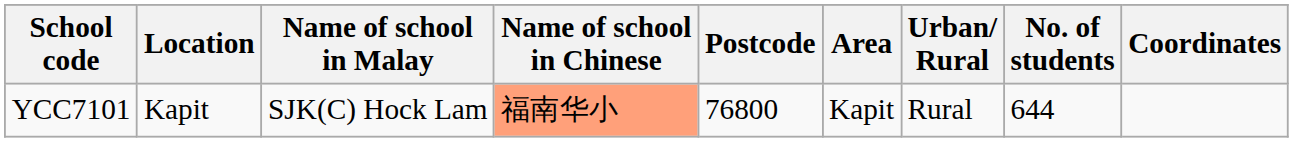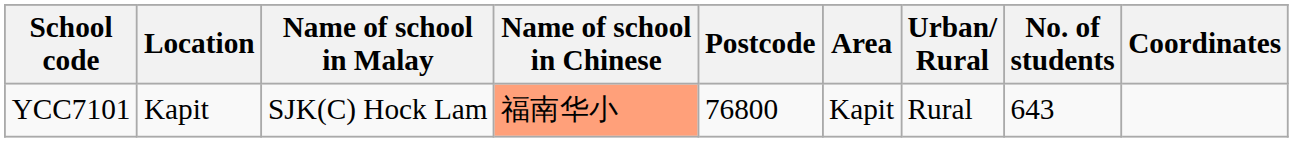(1033, 109) 644 -> (1033, 109) 643
